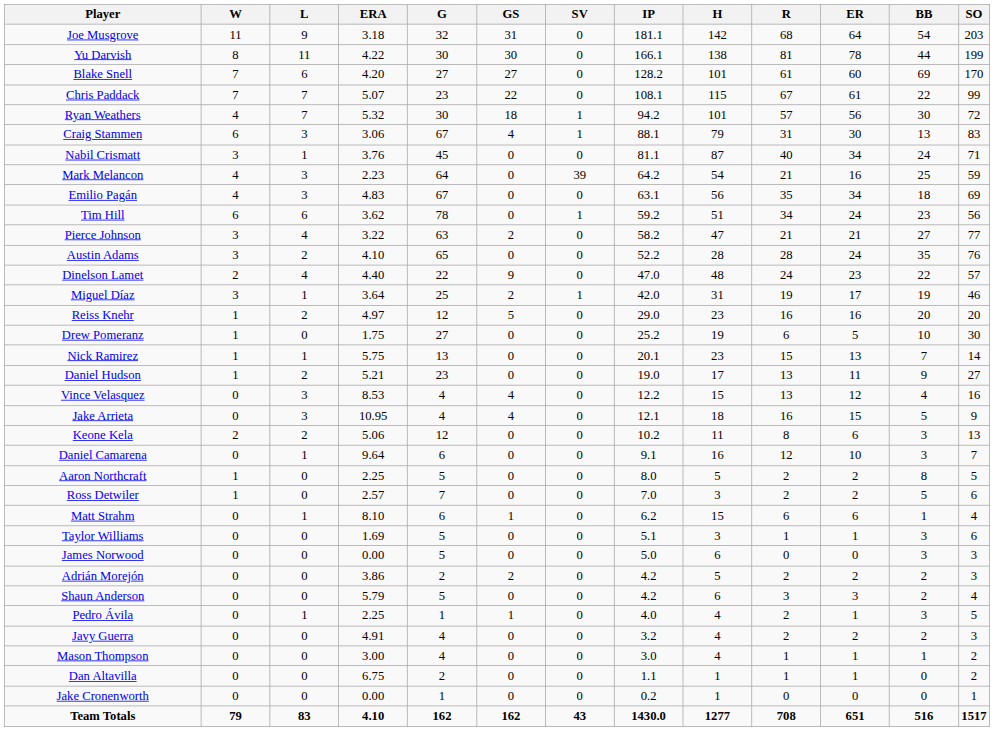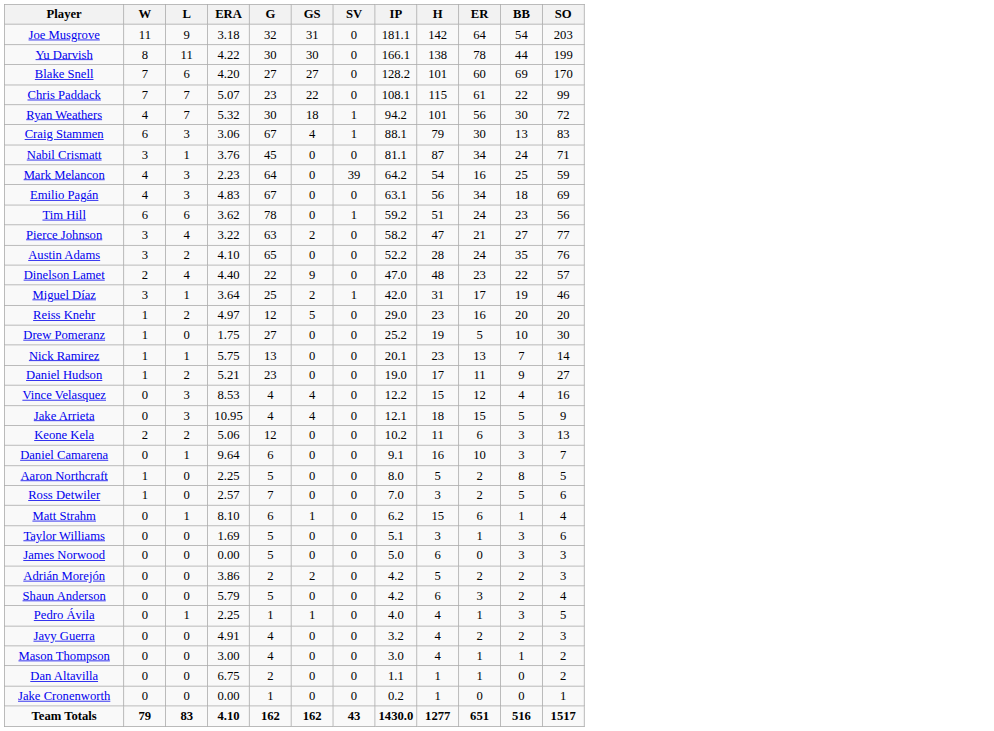- column: (786, 14)
